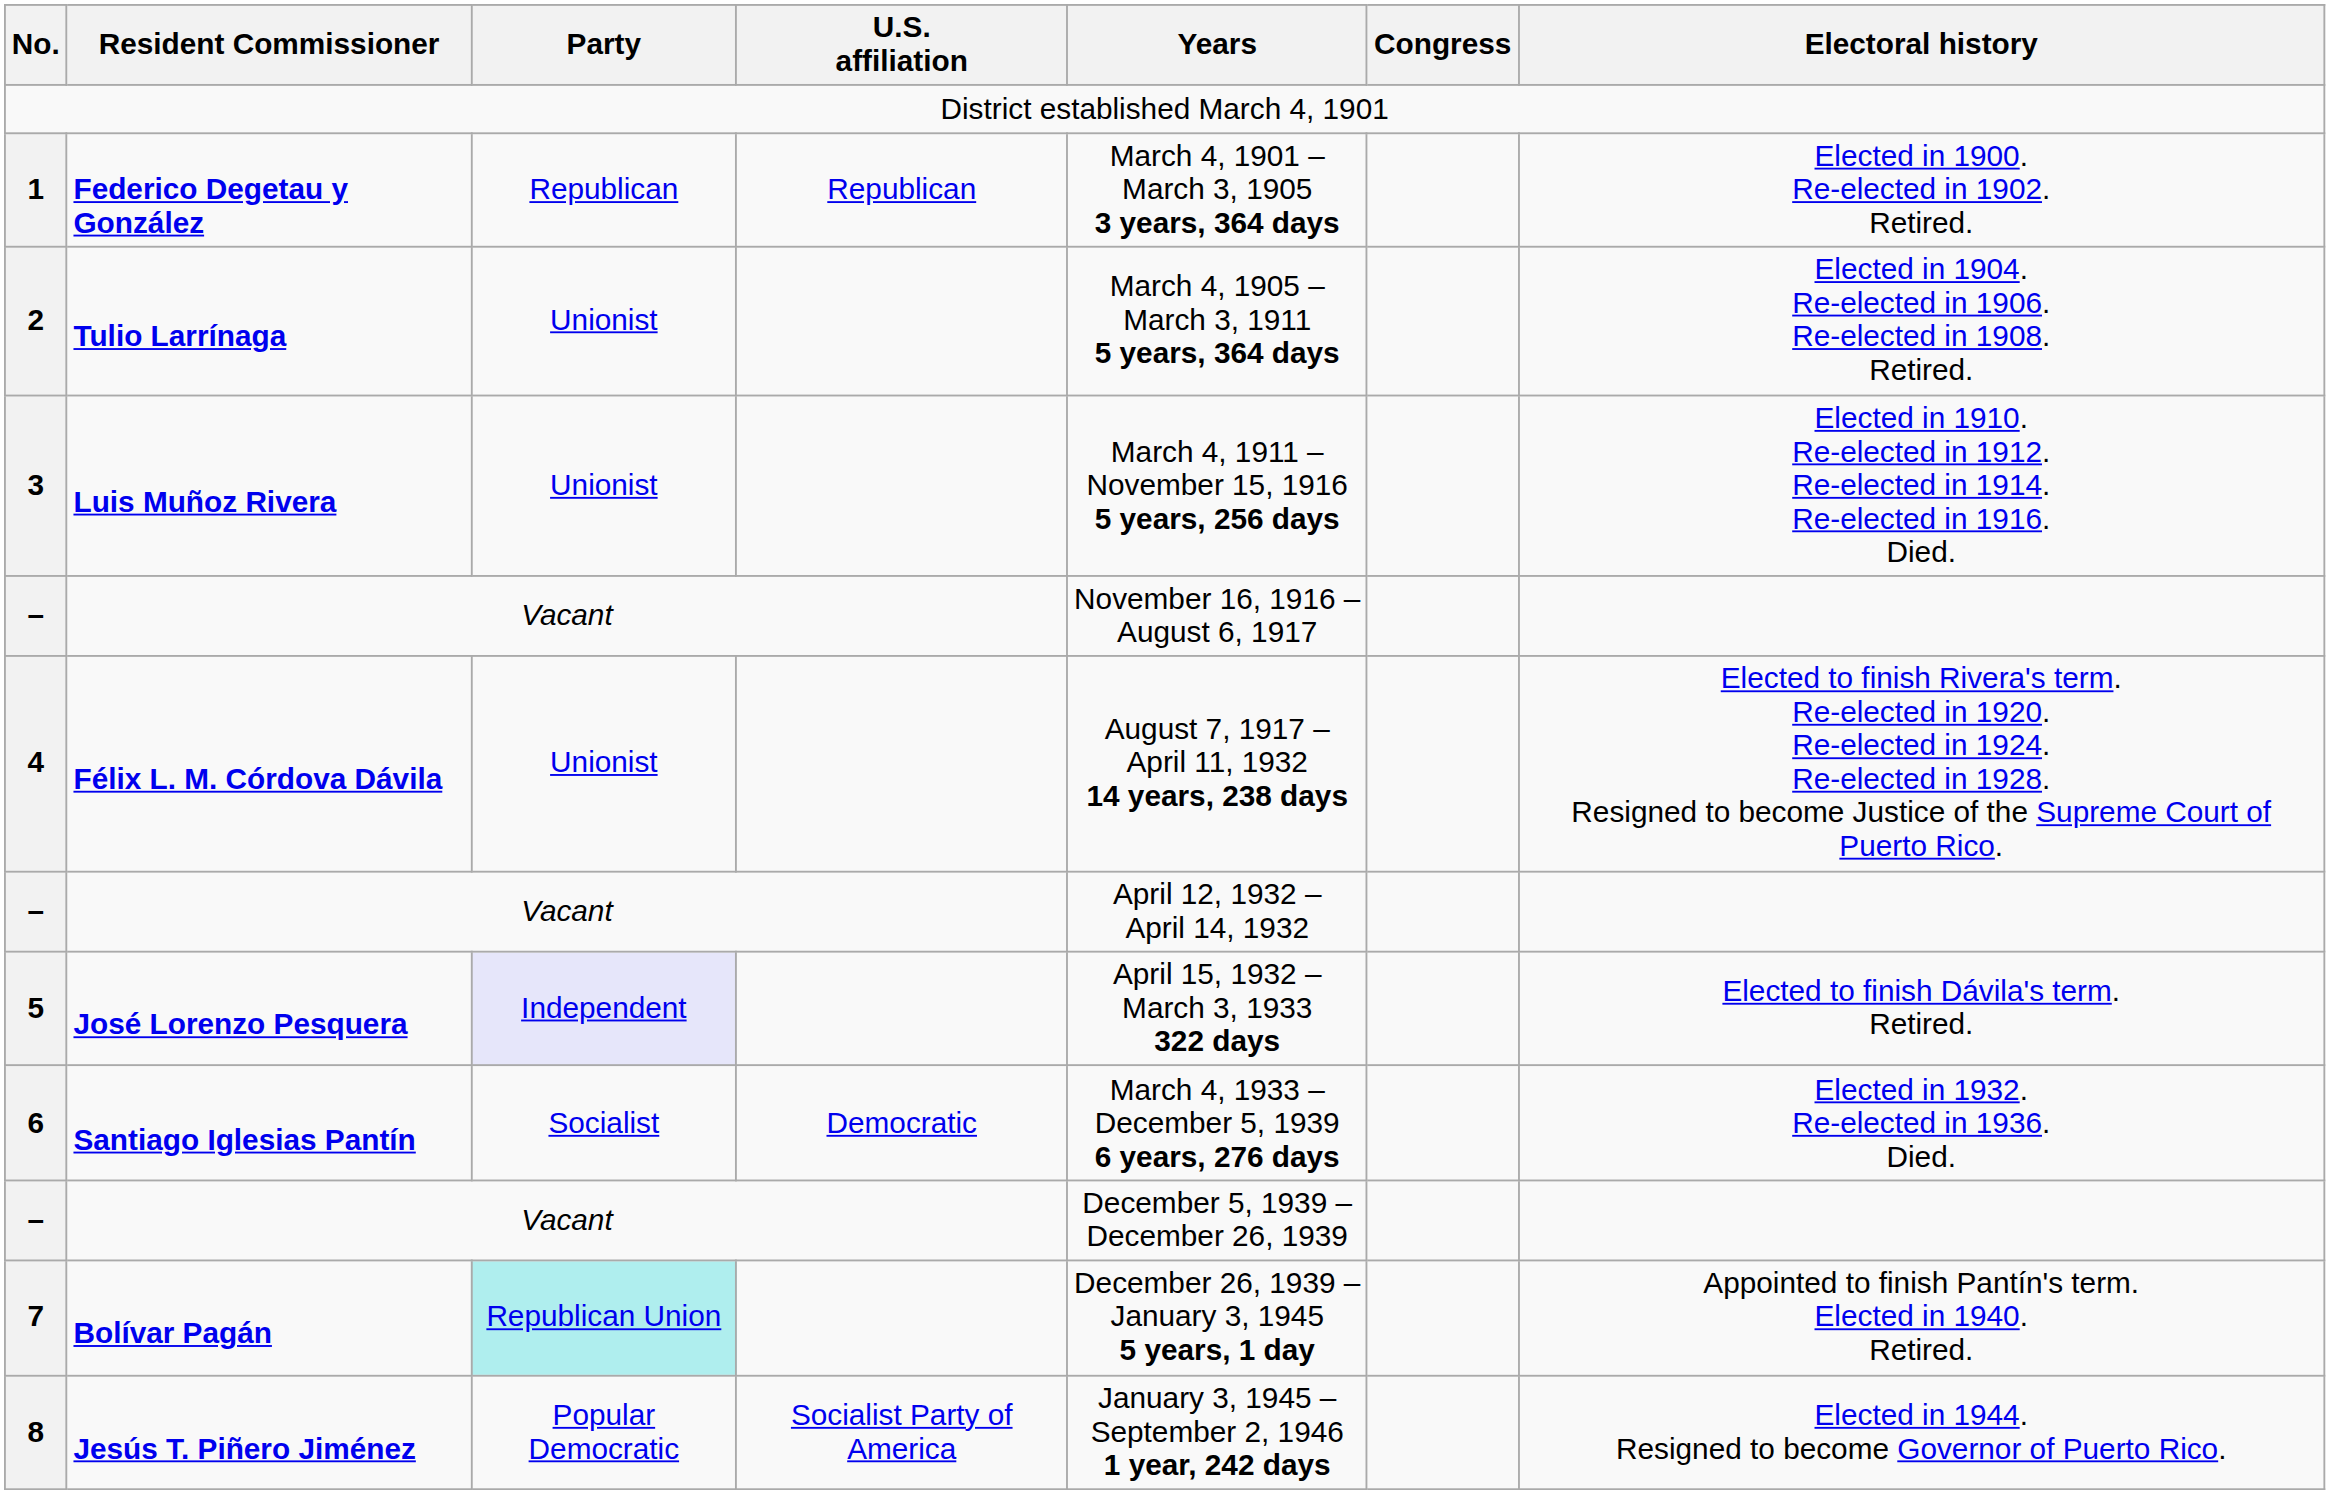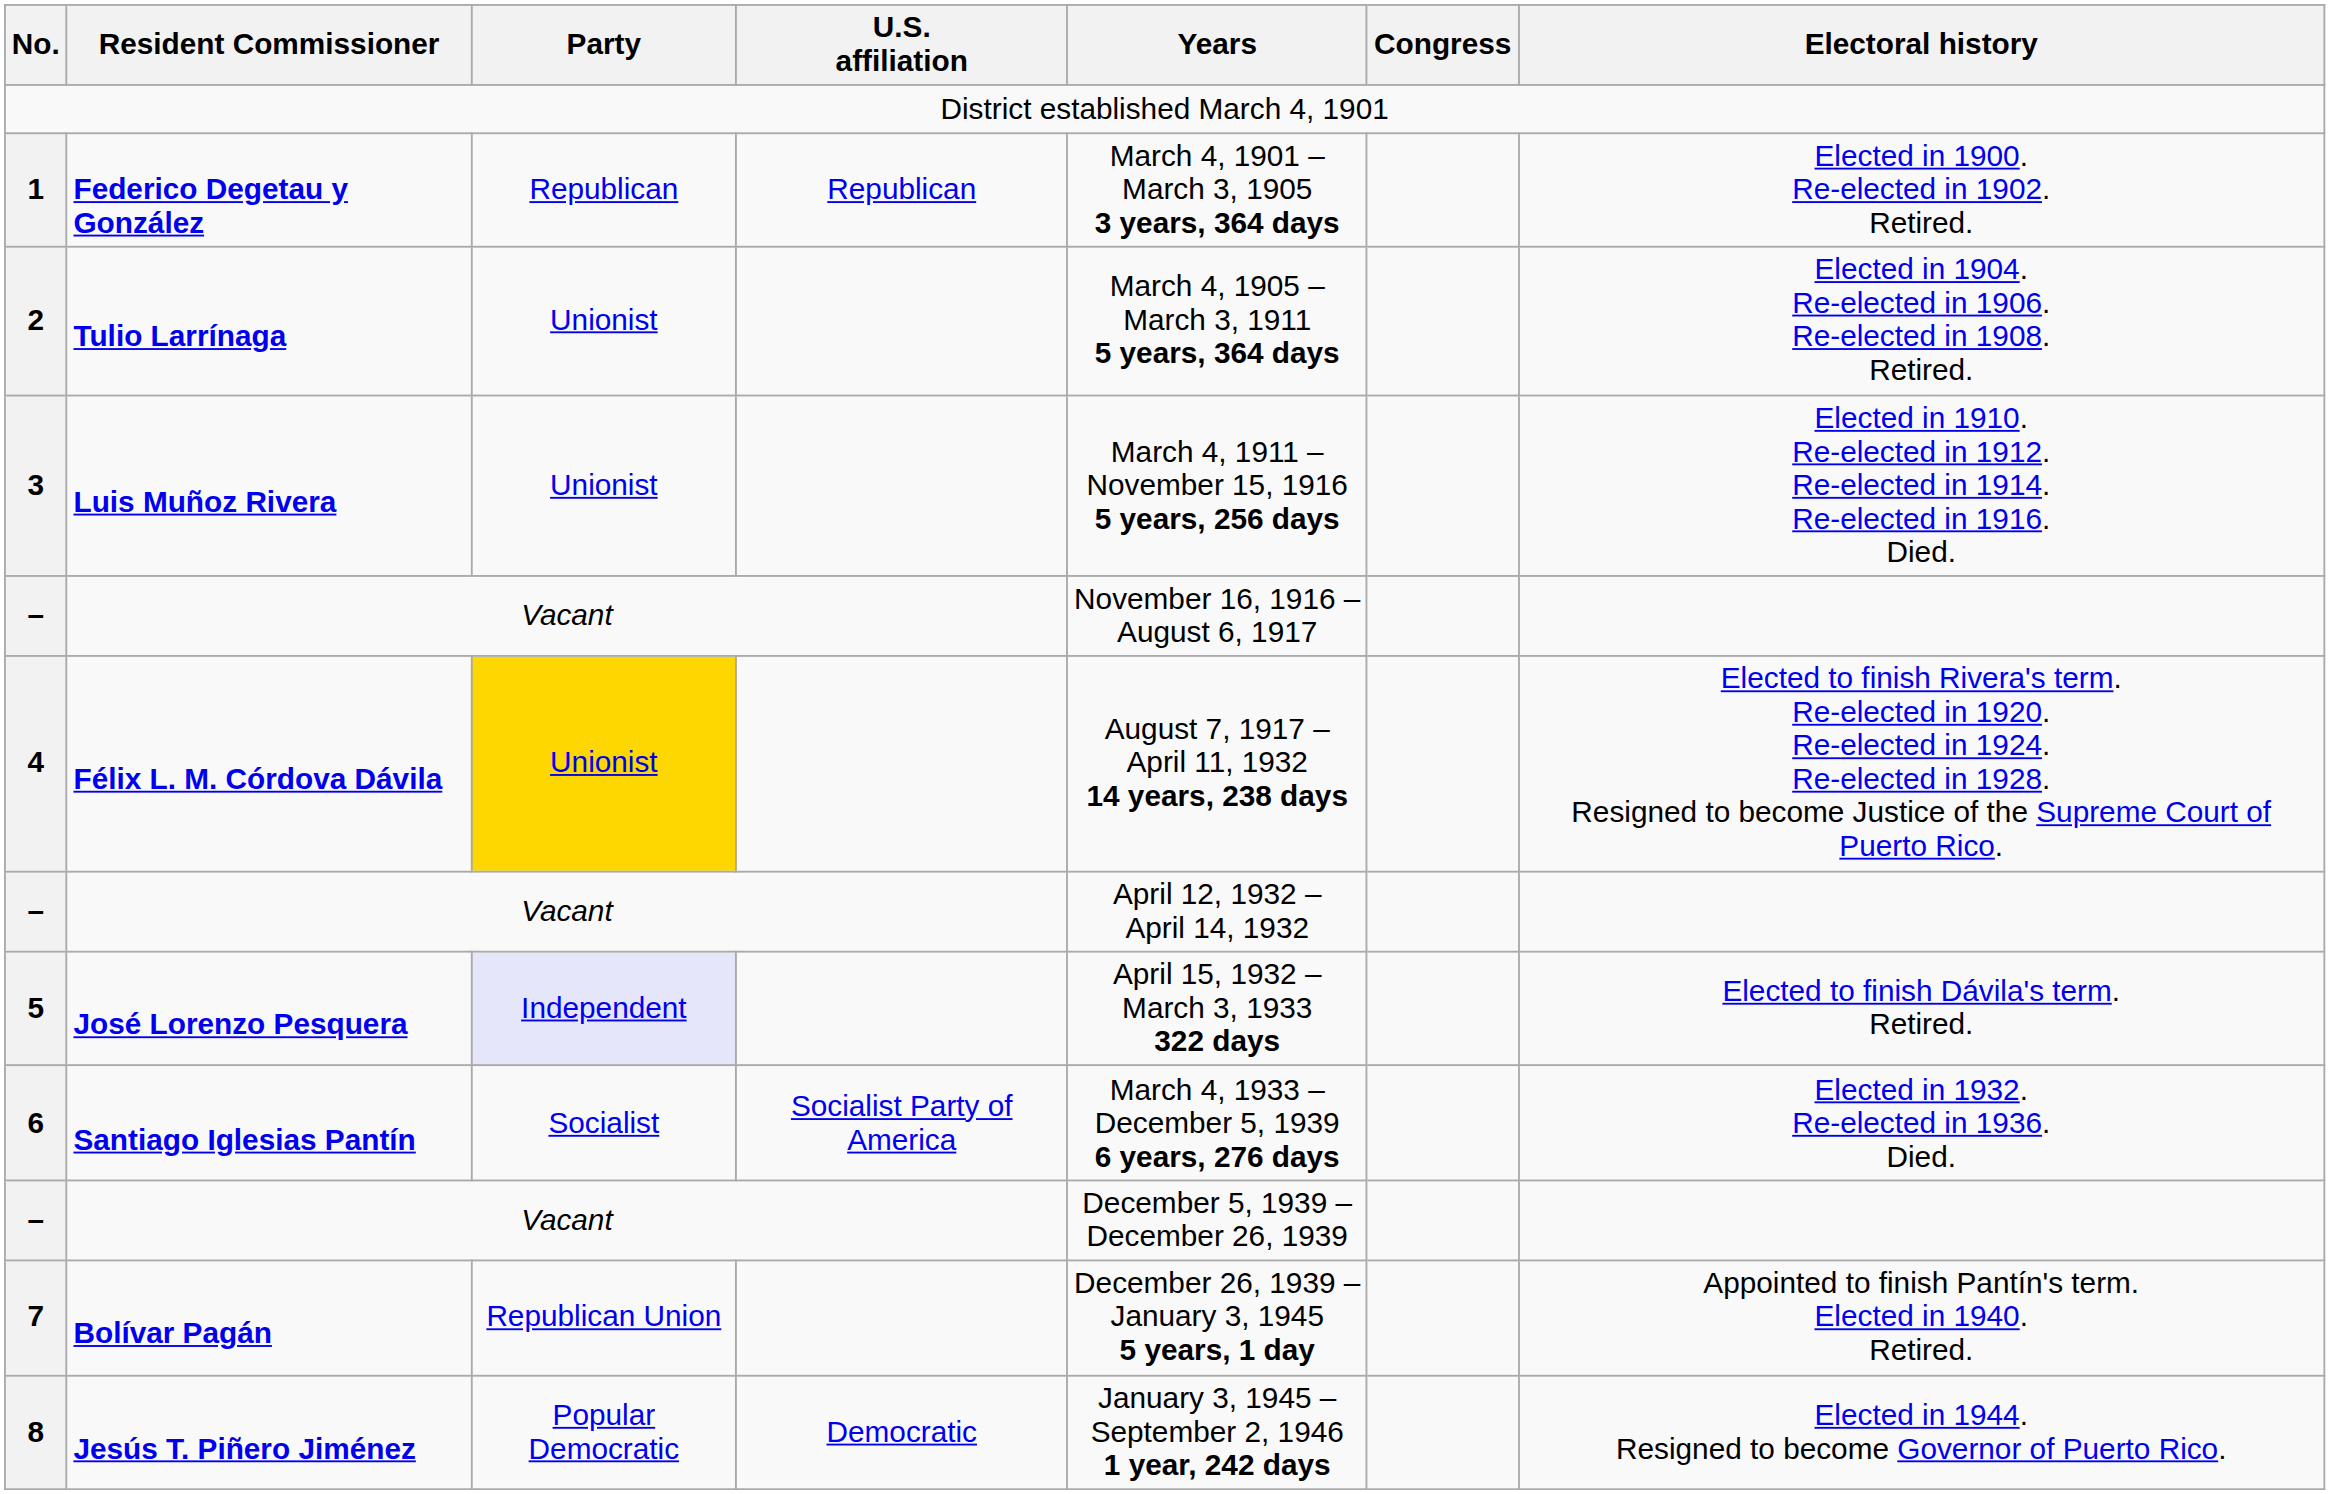(604, 763) no background -> (604, 763) gold background
(902, 1122) Democratic -> (902, 1122) Socialist Party of America
(604, 1317) paleturquoise background -> (604, 1317) no background
(902, 1431) Socialist Party of America -> (902, 1431) Democratic
